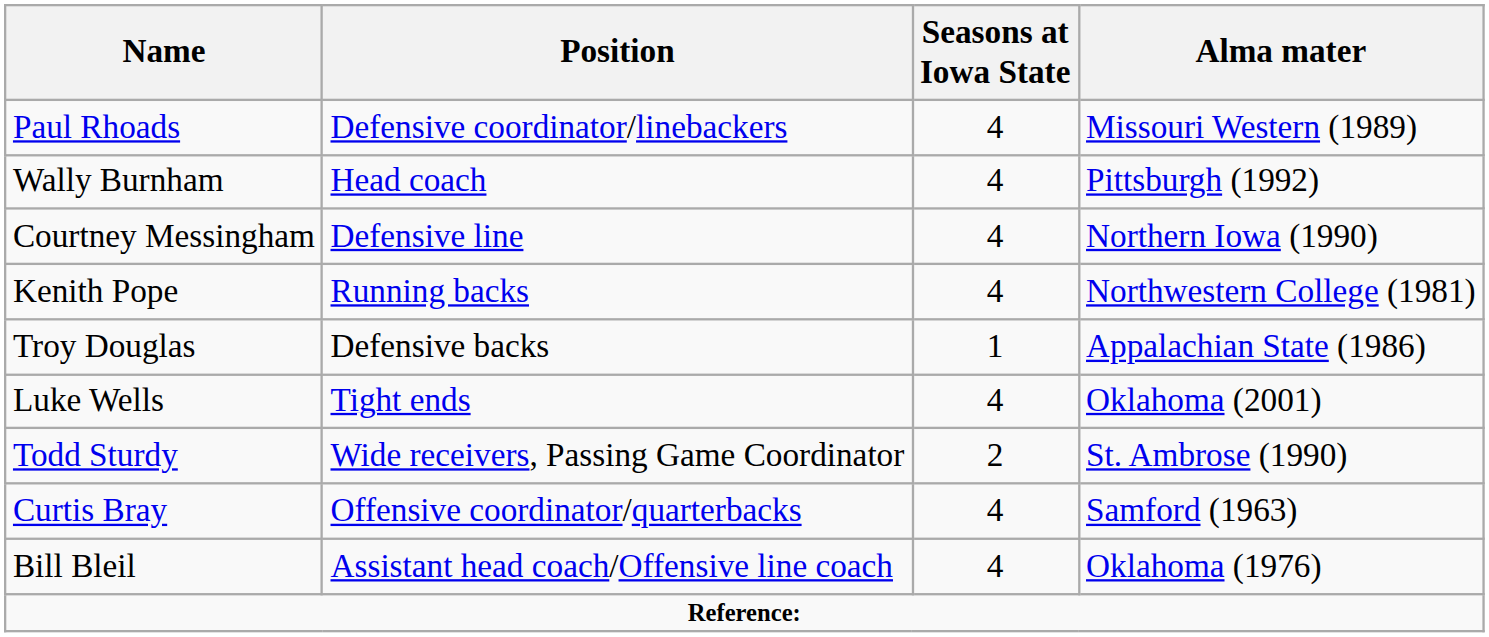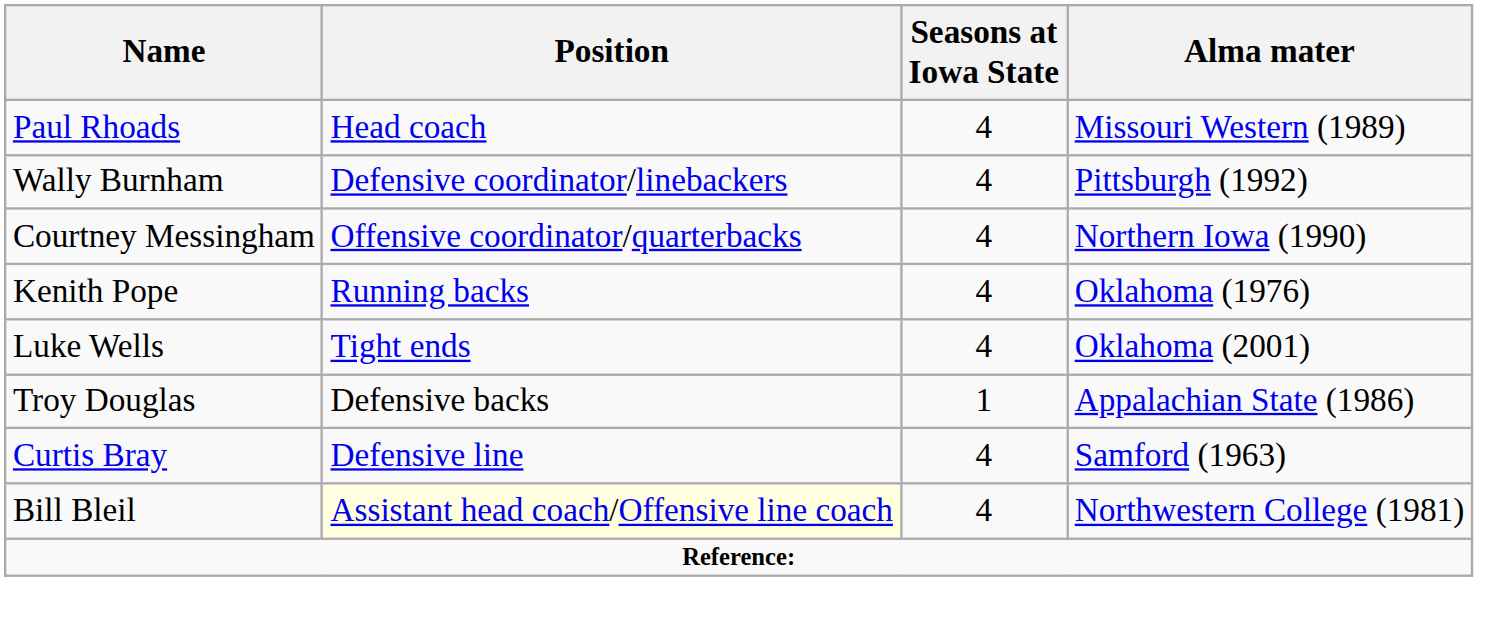(559, 126) Defensive coordinator/linebackers -> (408, 126) Head coach
(408, 181) Head coach -> (559, 181) Defensive coordinator/linebackers
(427, 236) Defensive line -> (566, 236) Offensive coordinator/quarterbacks
(1281, 291) Northwestern College (1981) -> (1192, 291) Oklahoma (1976)
rows swapped: (104, 345) <-> (88, 400)
- row: (95, 455)
(566, 510) Offensive coordinator/quarterbacks -> (427, 455) Defensive line
(612, 565) no background -> (612, 510) lightyellow background
(1204, 565) Oklahoma (1976) -> (1269, 510) Northwestern College (1981)
